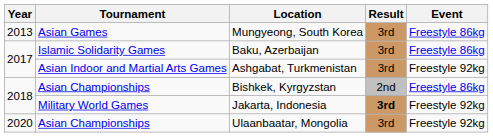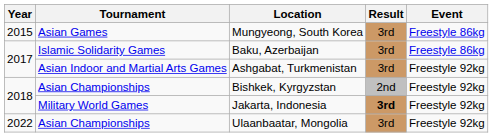(20, 32) 2013 -> (20, 32) 2015
(447, 87) Freestyle 86kg -> (447, 87) Freestyle 92kg
(20, 123) 2020 -> (20, 123) 2022
